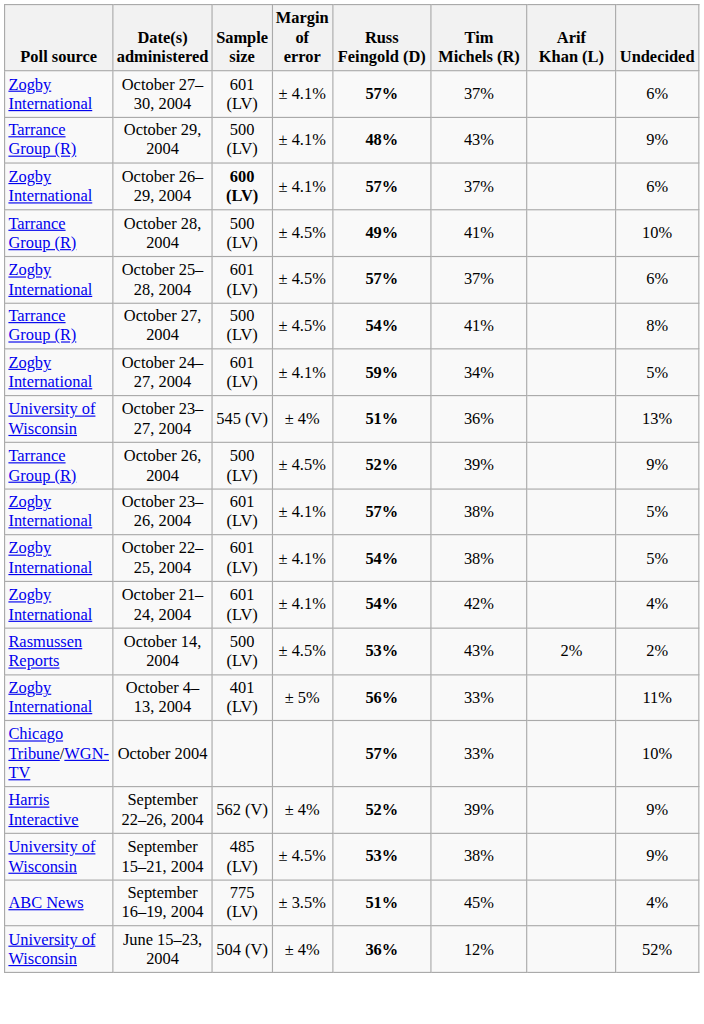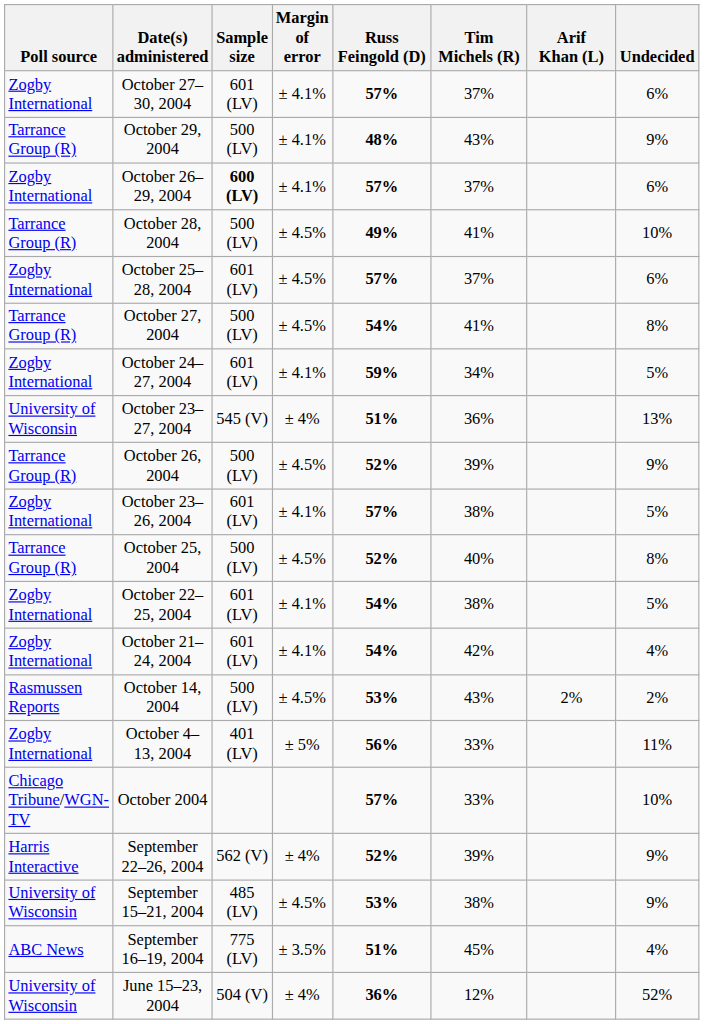+ row: (163, 558)
